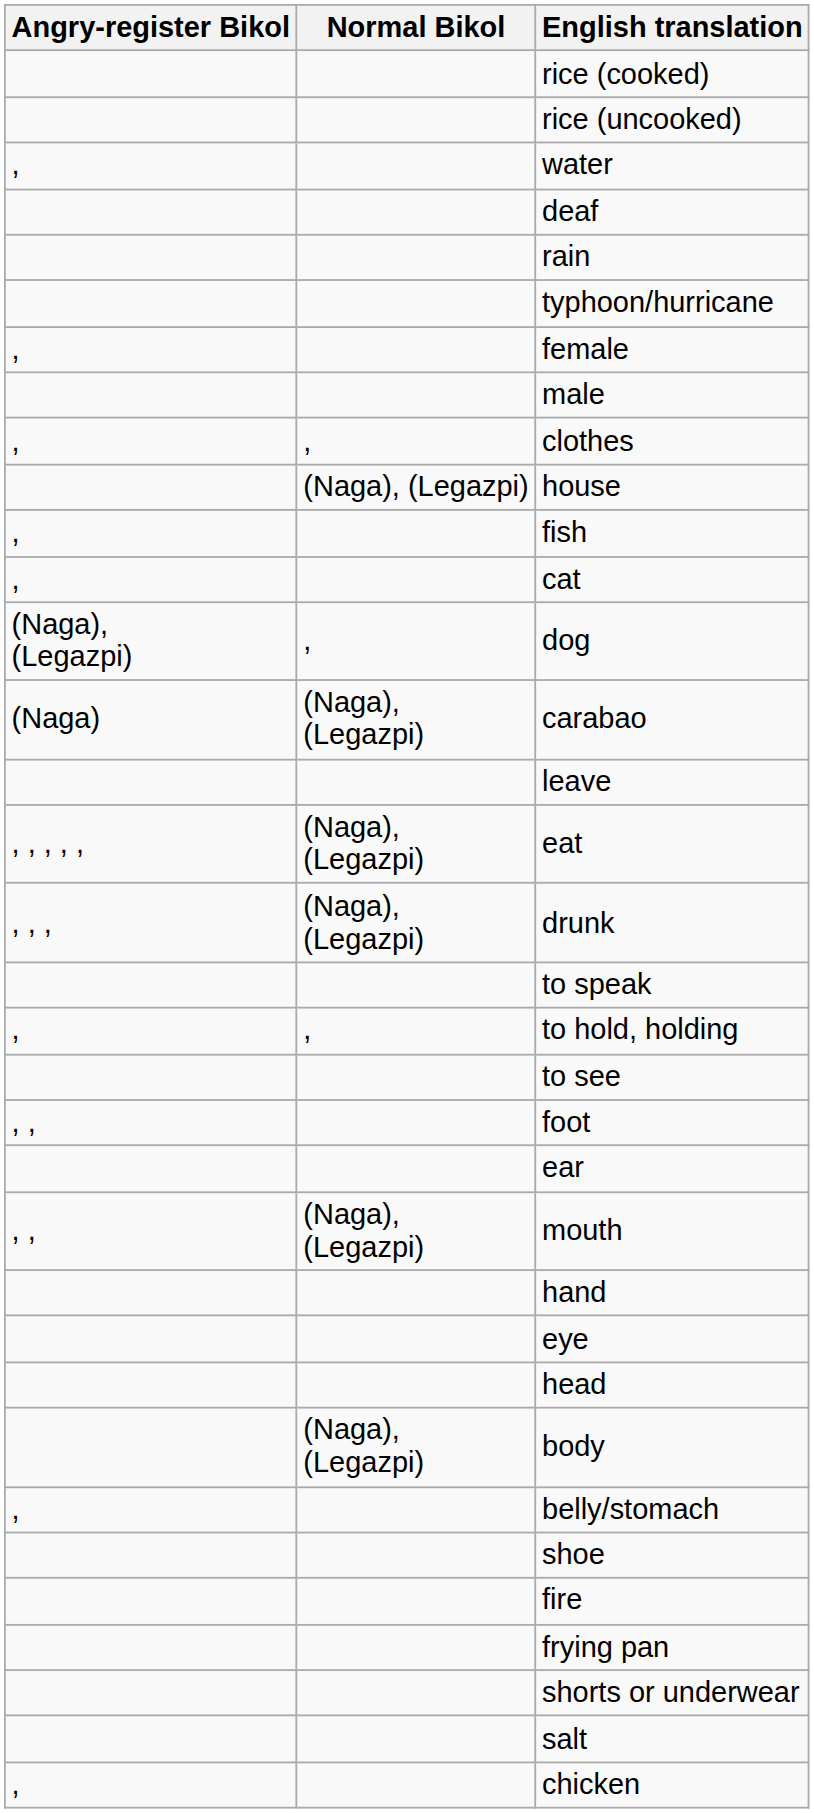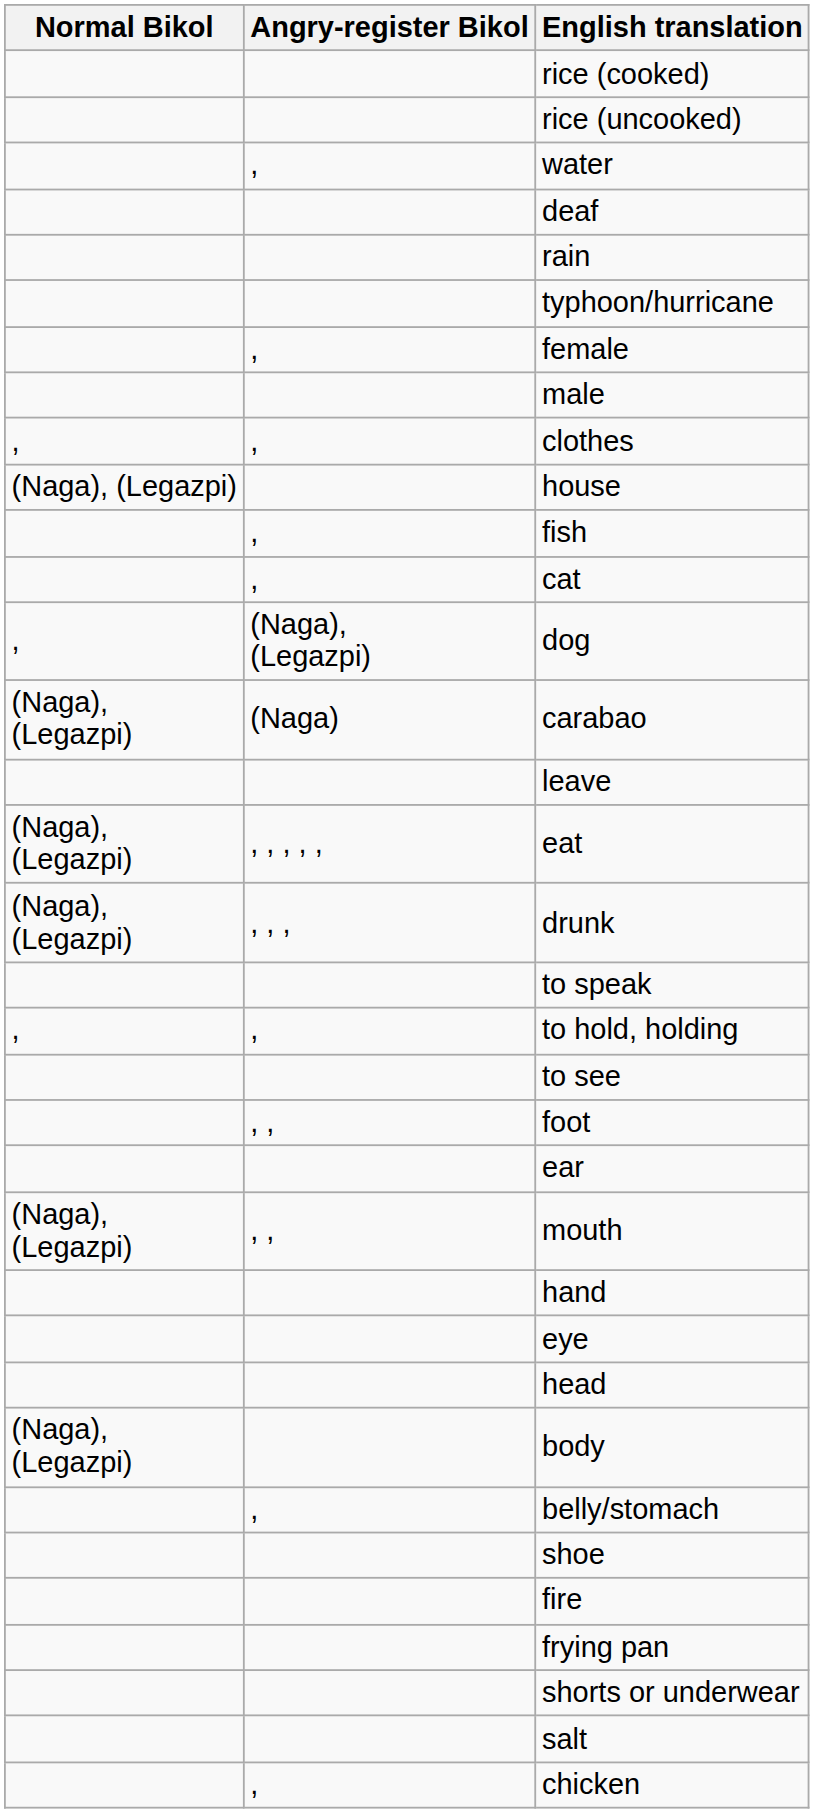columns swapped: (416, 27) <-> (151, 27)
